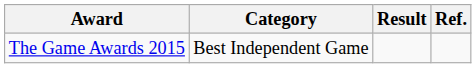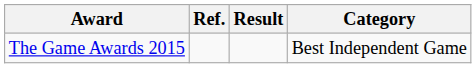columns swapped: (281, 18) <-> (451, 18)
